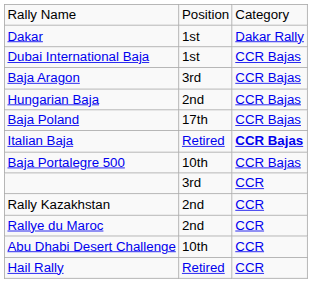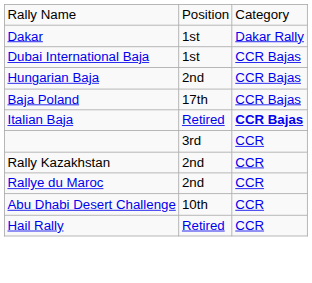- row: (44, 78)
- row: (66, 162)
